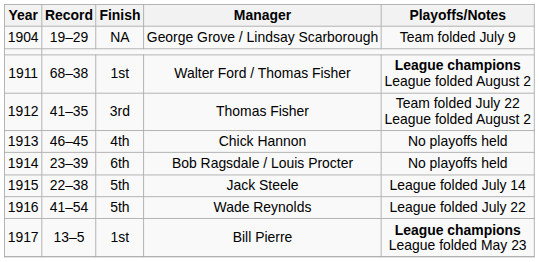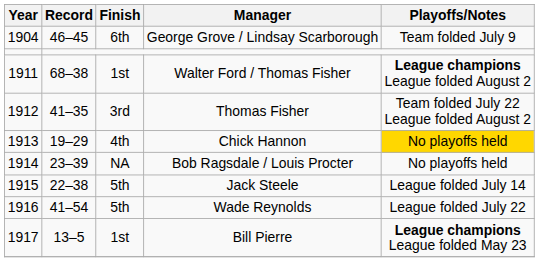(69, 37) 19–29 -> (69, 37) 46–45
(120, 37) NA -> (120, 37) 6th
(69, 141) 46–45 -> (69, 141) 19–29
(458, 141) no background -> (458, 141) gold background
(120, 163) 6th -> (120, 163) NA
